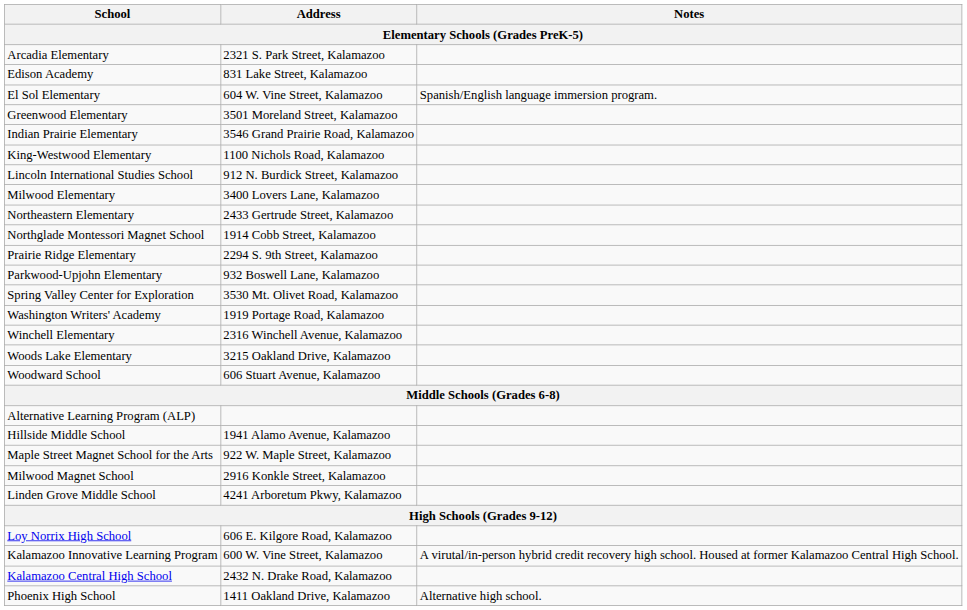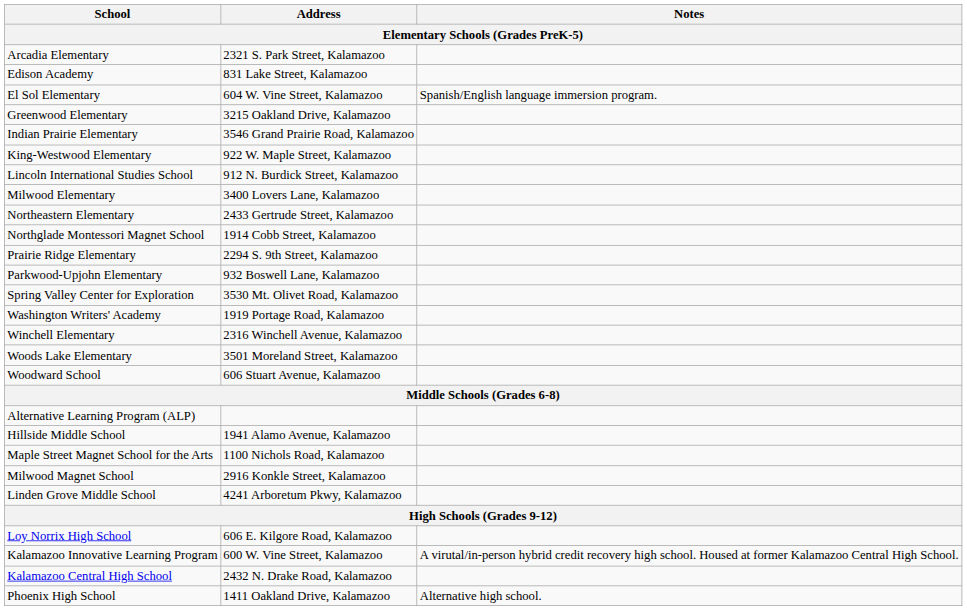(310, 114) 3501 Moreland Street, Kalamazoo -> (307, 114) 3215 Oakland Drive, Kalamazoo
(304, 154) 1100 Nichols Road, Kalamazoo -> (307, 154) 922 W. Maple Street, Kalamazoo
(307, 355) 3215 Oakland Drive, Kalamazoo -> (310, 355) 3501 Moreland Street, Kalamazoo
(307, 455) 922 W. Maple Street, Kalamazoo -> (304, 455) 1100 Nichols Road, Kalamazoo
